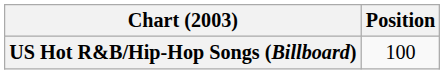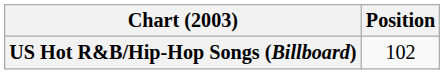(401, 52) 100 -> (401, 52) 102
